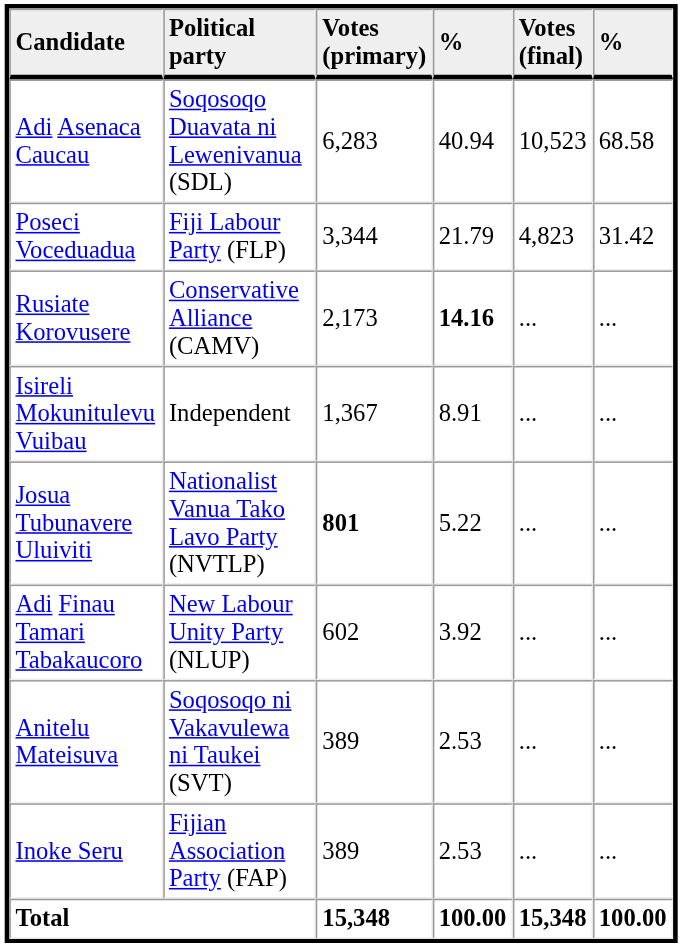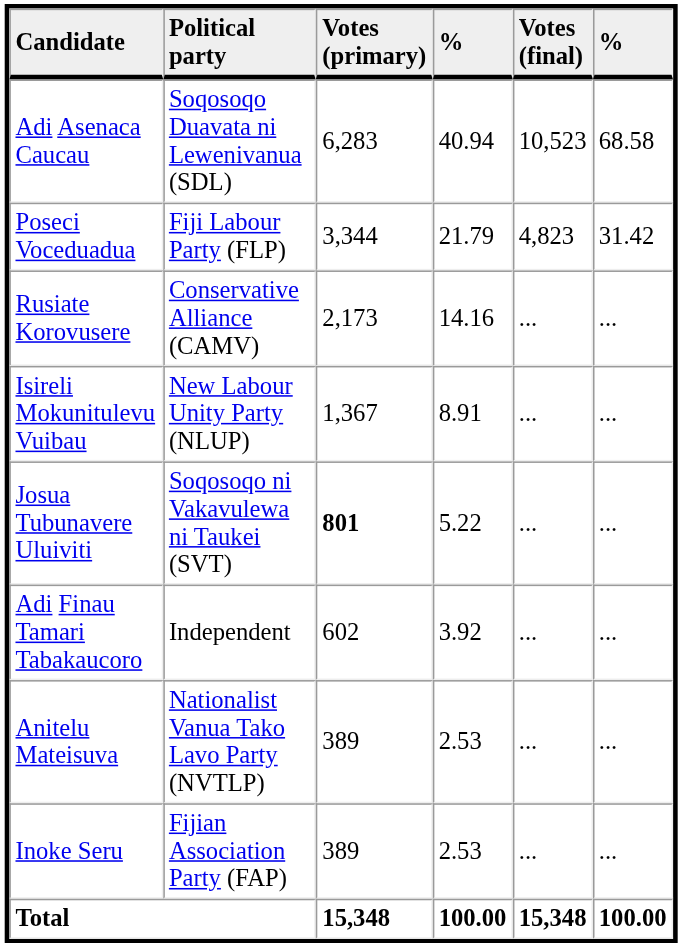(466, 317) bold -> (466, 317) normal
(230, 413) Independent -> (231, 413) New Labour Unity Party (NLUP)
(227, 522) Nationalist Vanua Tako Lavo Party (NVTLP) -> (230, 522) Soqosoqo ni Vakavulewa ni Taukei (SVT)
(231, 632) New Labour Unity Party (NLUP) -> (230, 632) Independent
(230, 741) Soqosoqo ni Vakavulewa ni Taukei (SVT) -> (227, 741) Nationalist Vanua Tako Lavo Party (NVTLP)
